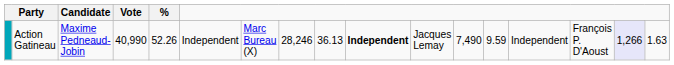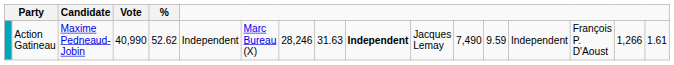(164, 40) 52.26 -> (164, 40) 52.62
(330, 40) 36.13 -> (330, 40) 31.63
(629, 40) lavender background -> (629, 40) no background
(657, 40) 1.63 -> (657, 40) 1.61
